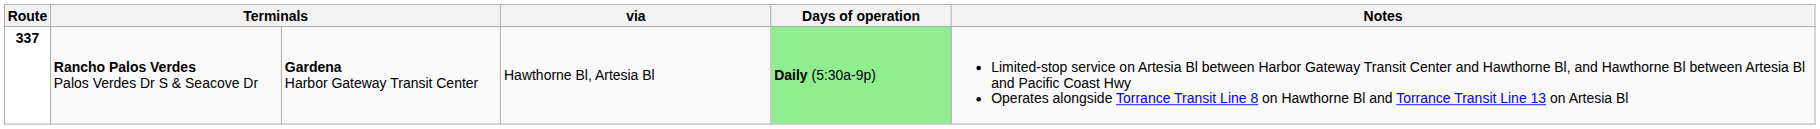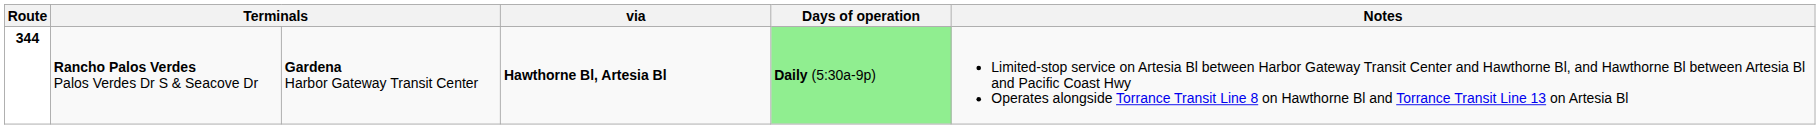(28, 38) 337 -> (28, 38) 344
(579, 75) normal -> (585, 75) bold
